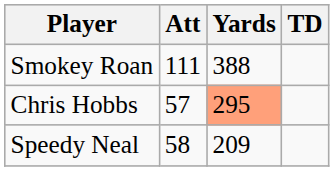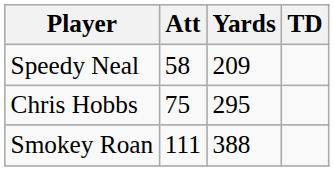rows swapped: (82, 64) <-> (75, 144)
(177, 104) 57 -> (177, 104) 75
(231, 104) lightsalmon background -> (231, 104) no background
